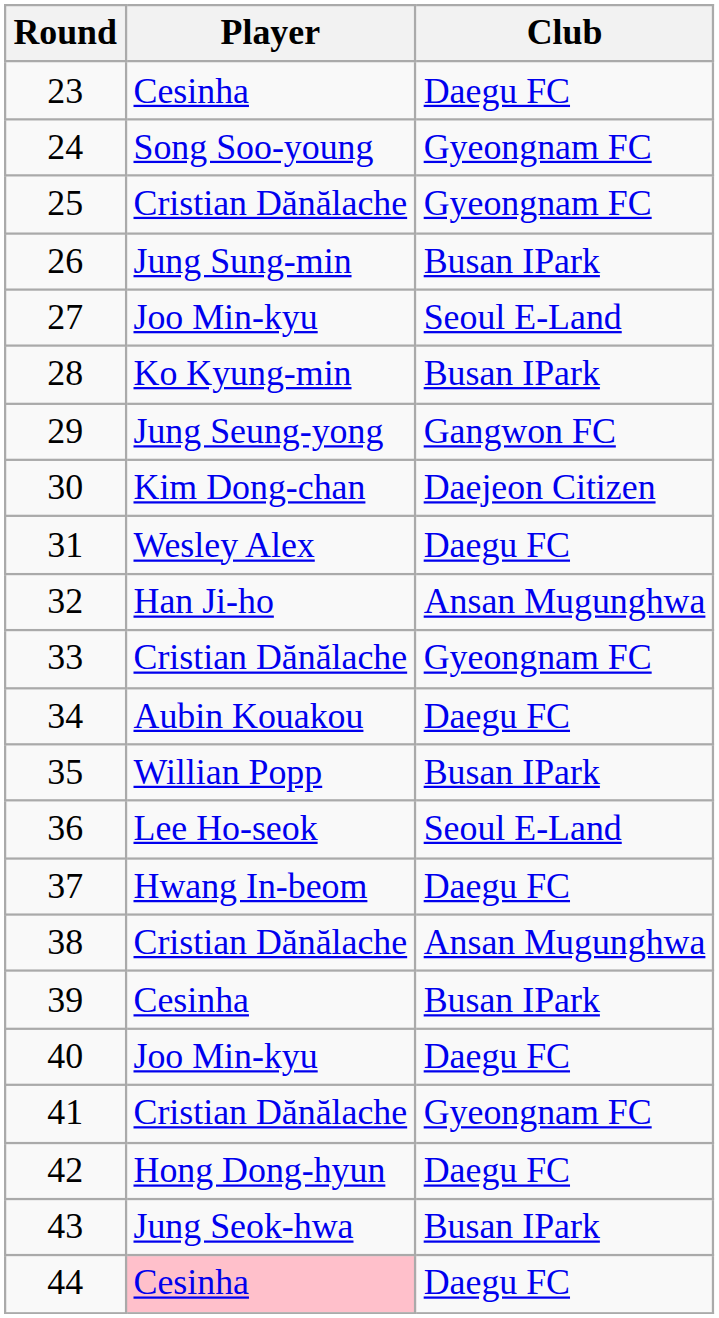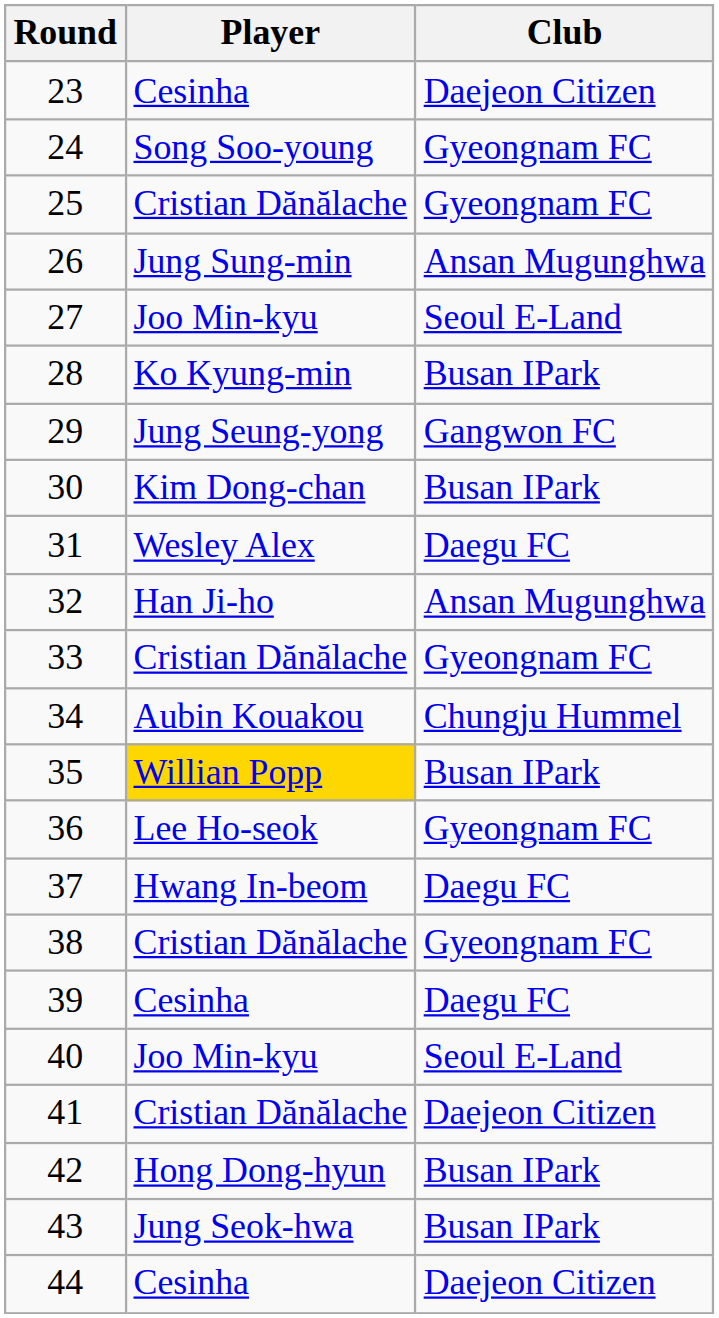(497, 89) Daegu FC -> (540, 89) Daejeon Citizen
(512, 260) Busan IPark -> (565, 260) Ansan Mugunghwa
(540, 487) Daejeon Citizen -> (512, 487) Busan IPark
(497, 715) Daegu FC -> (553, 715) Chungju Hummel
(228, 771) no background -> (228, 771) gold background
(523, 828) Seoul E-Land -> (538, 828) Gyeongnam FC
(565, 942) Ansan Mugunghwa -> (538, 942) Gyeongnam FC
(512, 999) Busan IPark -> (497, 999) Daegu FC
(497, 1056) Daegu FC -> (523, 1056) Seoul E-Land
(538, 1112) Gyeongnam FC -> (540, 1112) Daejeon Citizen
(497, 1169) Daegu FC -> (512, 1169) Busan IPark
(191, 1283) pink background -> (191, 1283) no background
(497, 1283) Daegu FC -> (540, 1283) Daejeon Citizen
